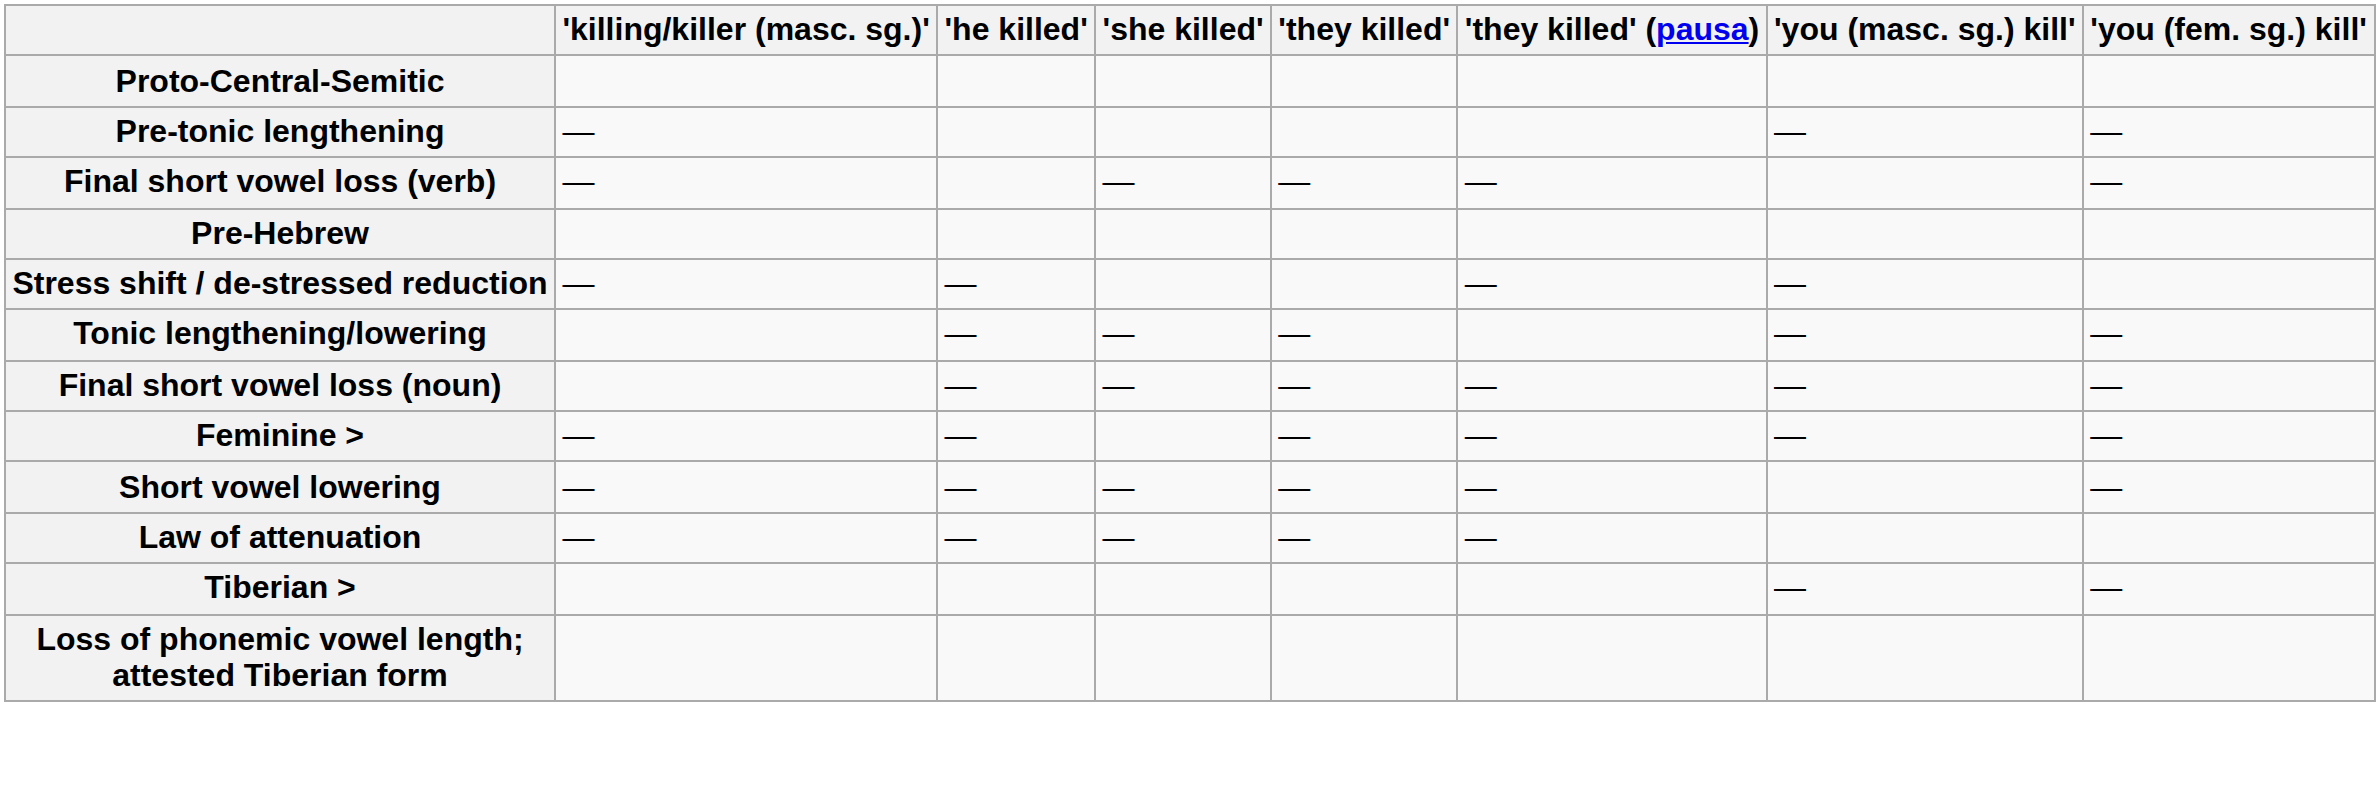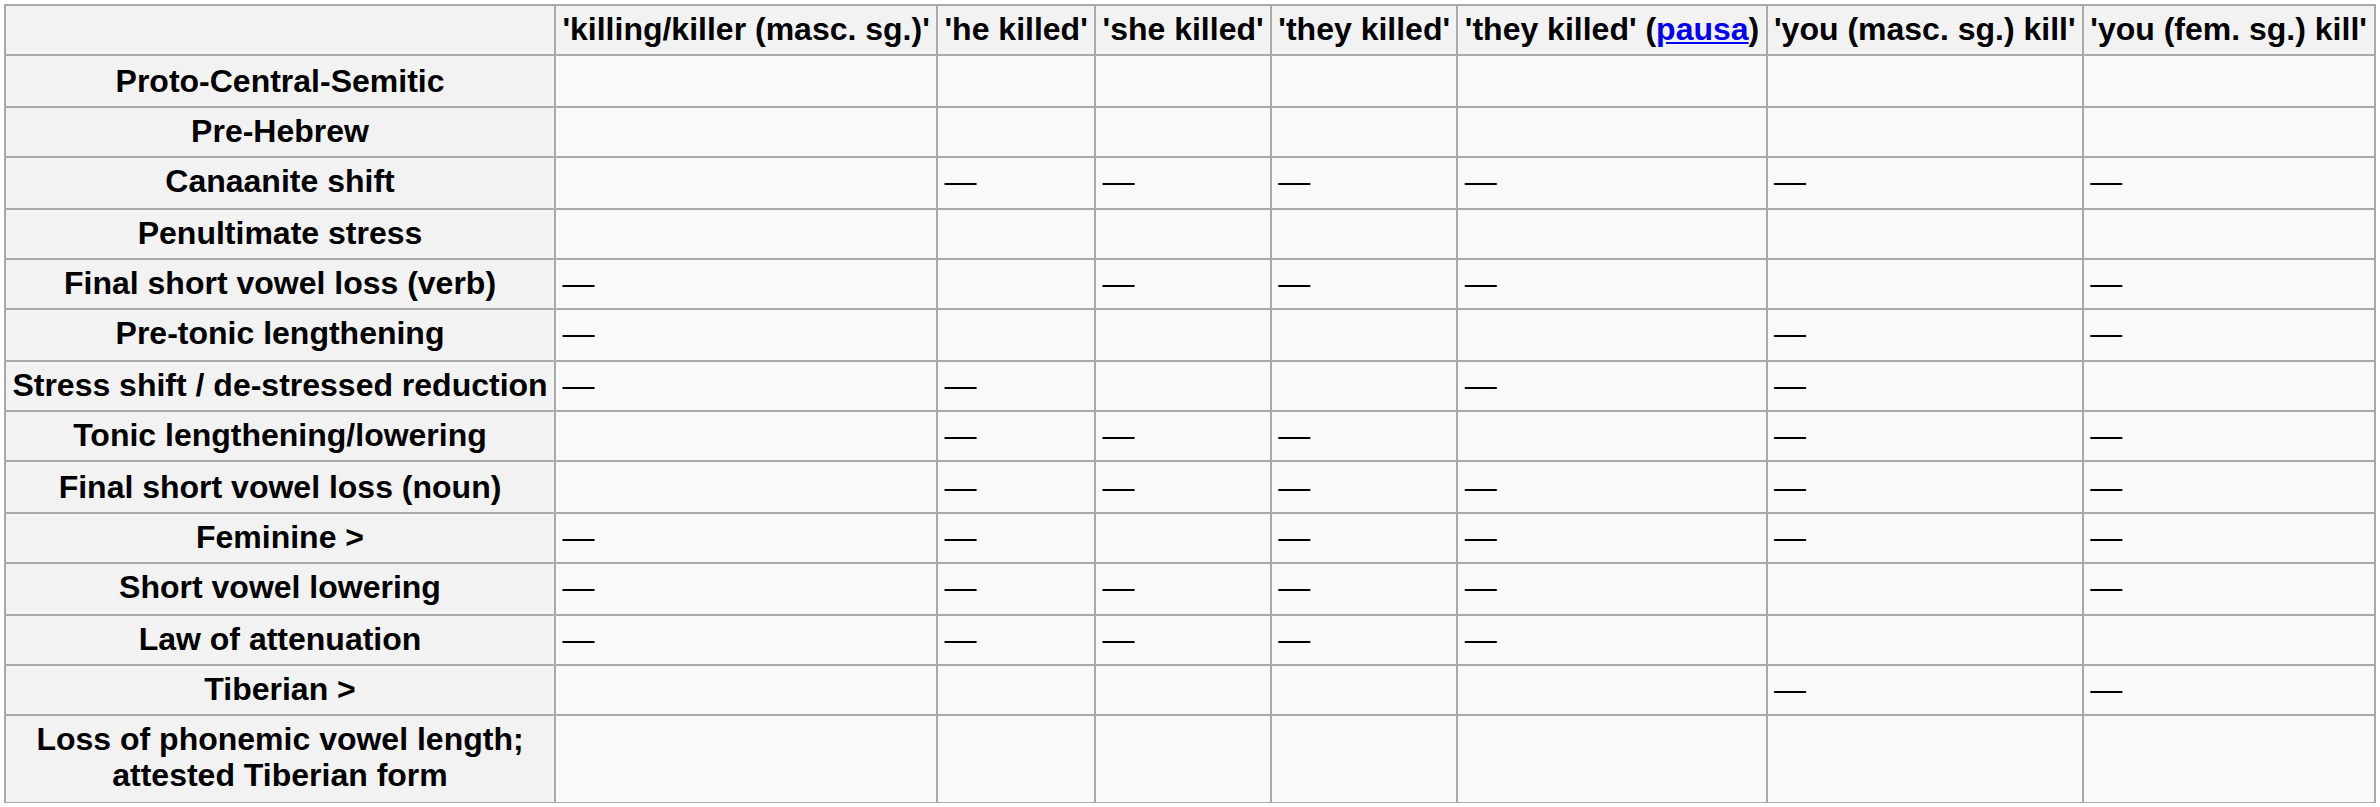rows swapped: (280, 232) <-> (280, 131)
+ row: (280, 182)
+ row: (280, 232)
